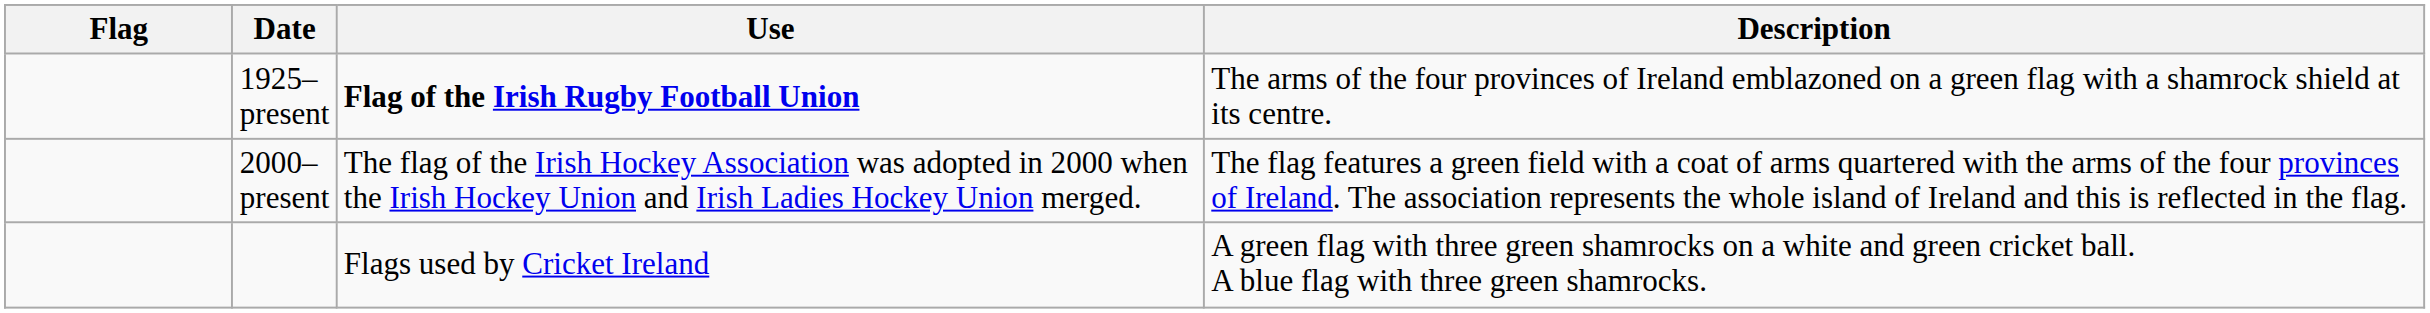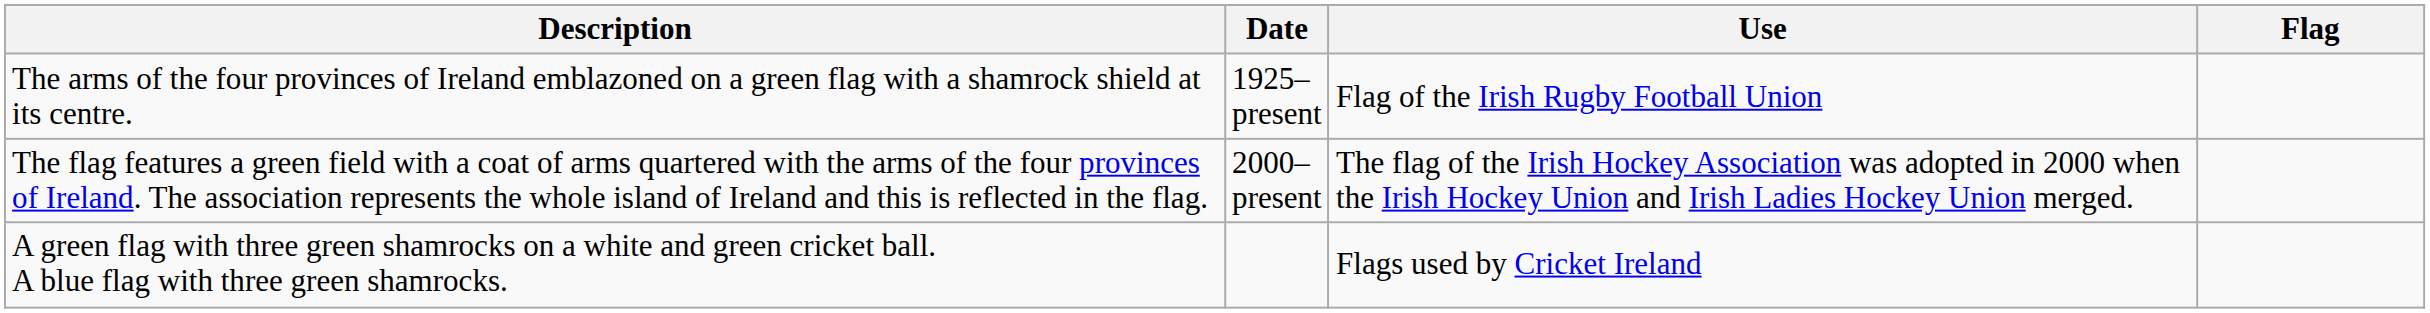columns swapped: (119, 29) <-> (1814, 29)
(602, 95) bold -> (1579, 95) normal
